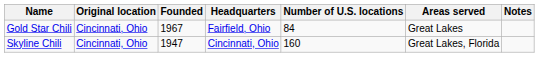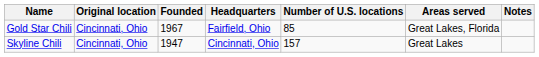(289, 28) 84 -> (289, 28) 85
(435, 28) Great Lakes -> (454, 28) Great Lakes, Florida
(292, 44) 160 -> (292, 44) 157
(454, 44) Great Lakes, Florida -> (435, 44) Great Lakes
